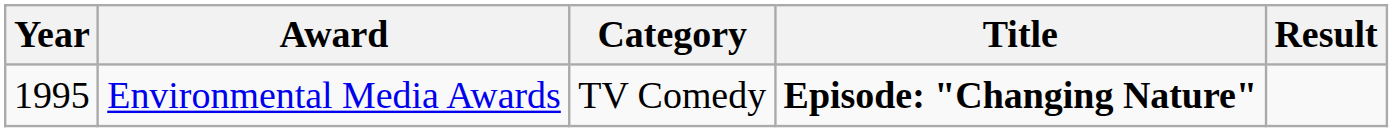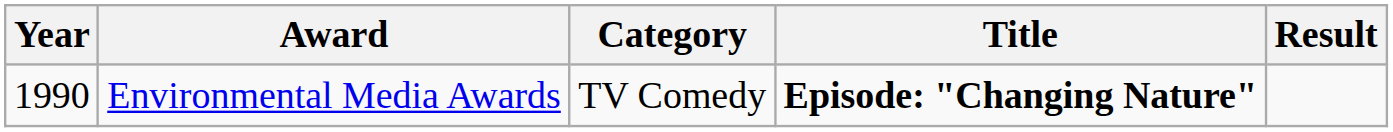(52, 94) 1995 -> (52, 94) 1990
